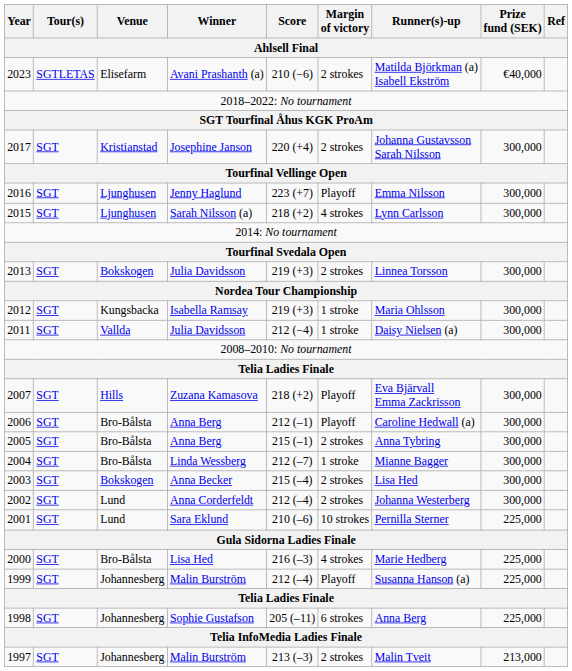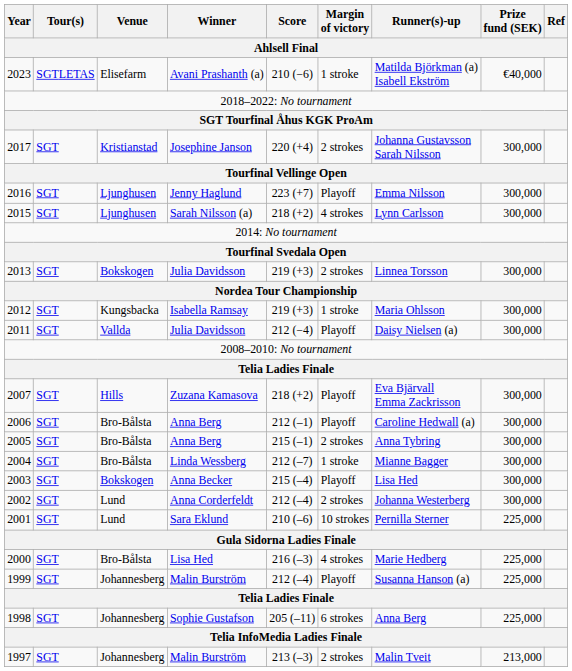(342, 74) 2 strokes -> (340, 74) 1 stroke
(340, 330) 1 stroke -> (338, 330) Playoff
(342, 481) 2 strokes -> (338, 481) Playoff
